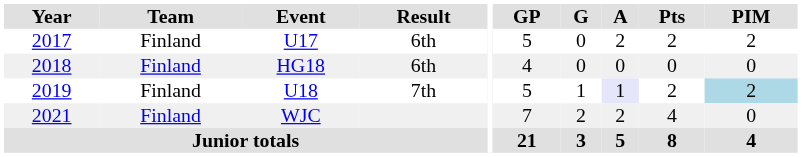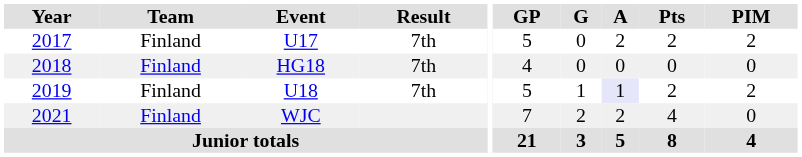(423, 41) 6th -> (423, 41) 7th
(423, 65) 6th -> (423, 65) 7th
(751, 90) lightblue background -> (751, 90) no background
